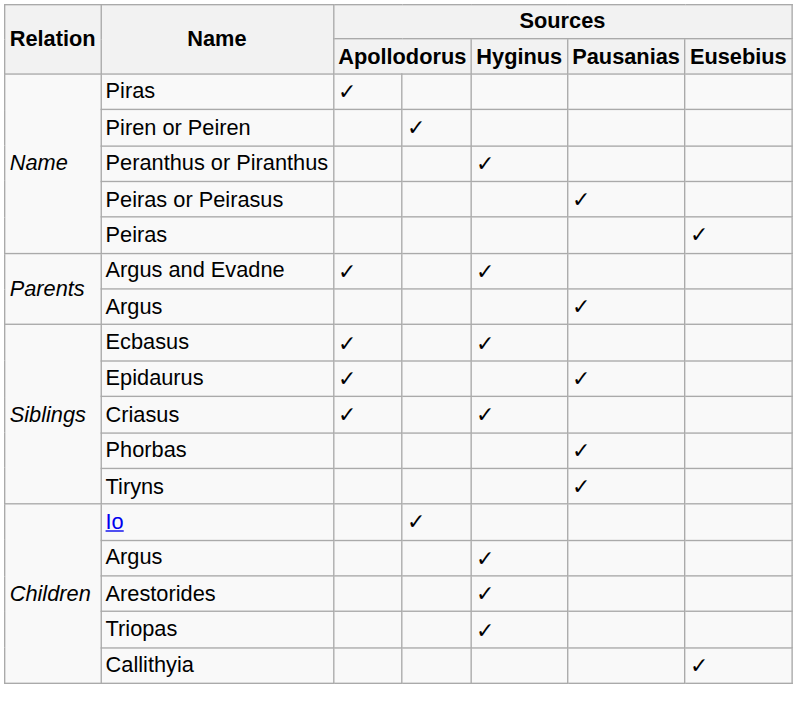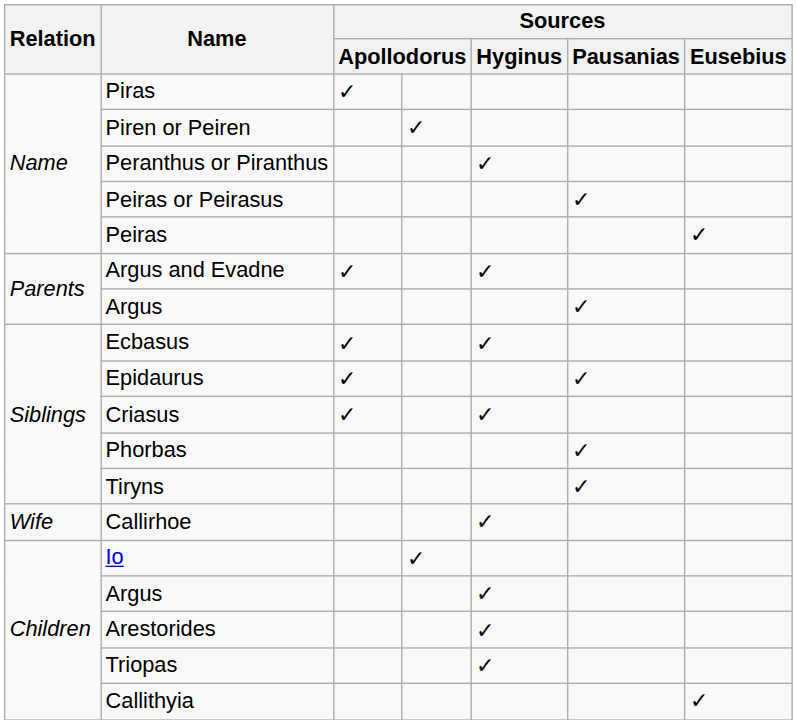+ row: (31, 521)
